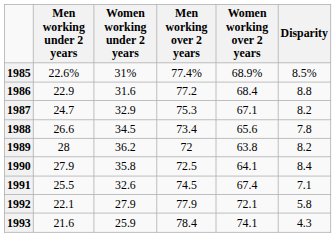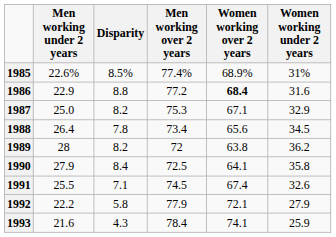columns swapped: (125, 33) <-> (304, 33)
(247, 91) normal -> (237, 91) bold
(64, 110) 24.7 -> (64, 110) 25.0
(64, 128) 26.6 -> (64, 128) 26.4
(64, 204) 22.1 -> (64, 204) 22.2
